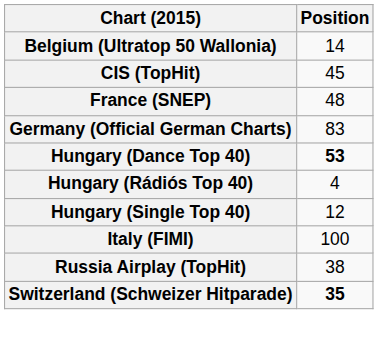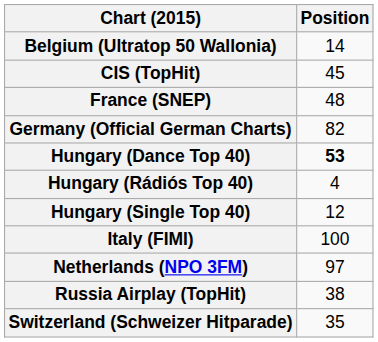(335, 128) 83 -> (335, 128) 82
+ row: (151, 267)
(335, 294) bold -> (335, 322) normal
